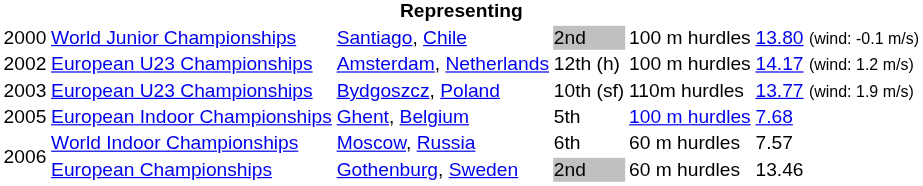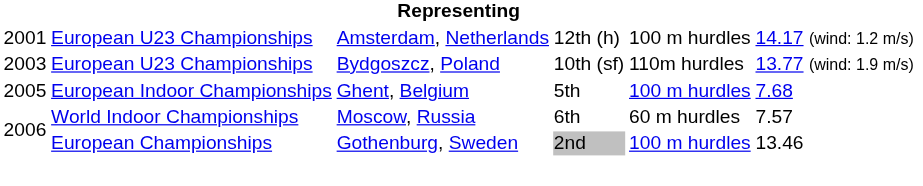- row: (402, 37)
(25, 64) 2002 -> (25, 37) 2001
(685, 169) 60 m hurdles -> (690, 143) 100 m hurdles
